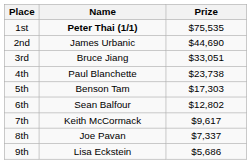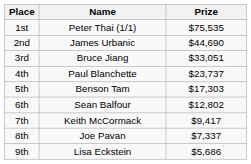(103, 27) bold -> (103, 27) normal
(206, 74) $23,738 -> (206, 74) $23,737
(206, 120) $9,617 -> (206, 120) $9,417
